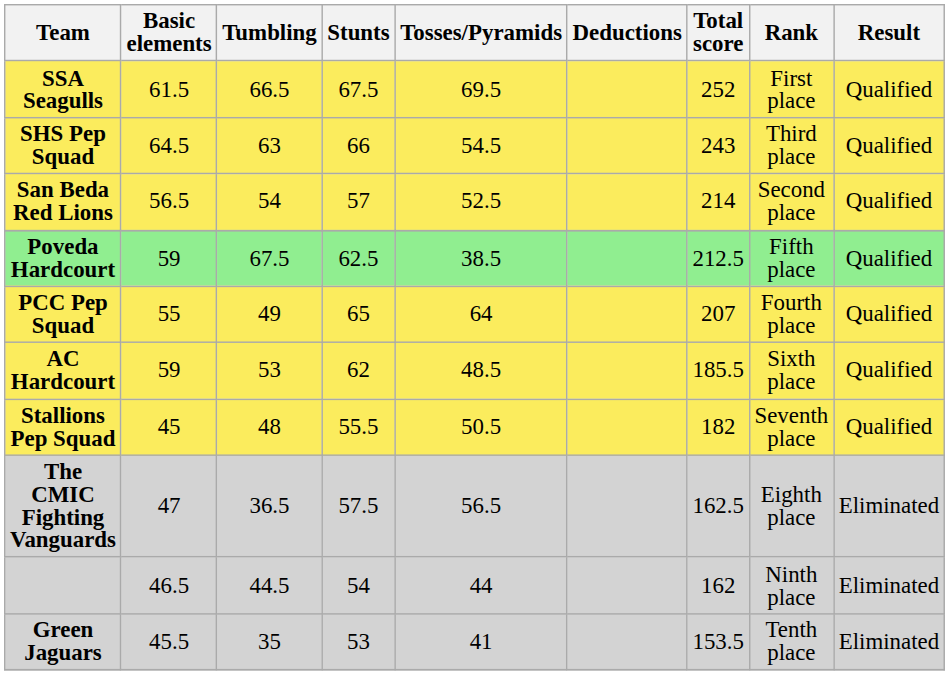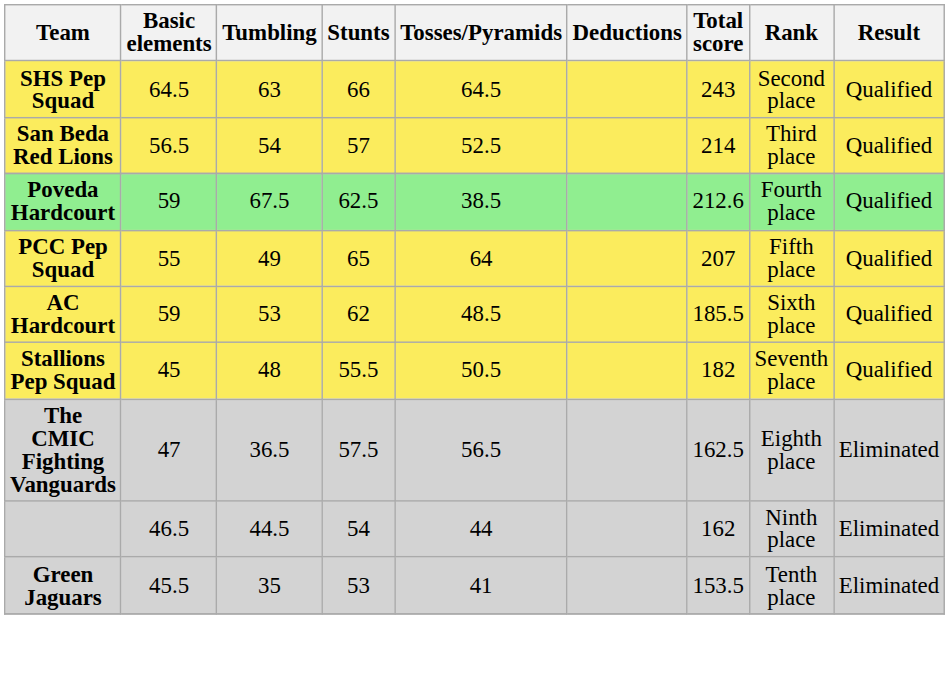- row: (63, 88)
(481, 145) 54.5 -> (481, 88) 64.5
(791, 145) Third place -> (791, 88) Second place
(791, 201) Second place -> (791, 145) Third place
(718, 257) 212.5 -> (718, 201) 212.6
(791, 257) Fifth place -> (791, 201) Fourth place
(791, 314) Fourth place -> (791, 257) Fifth place
